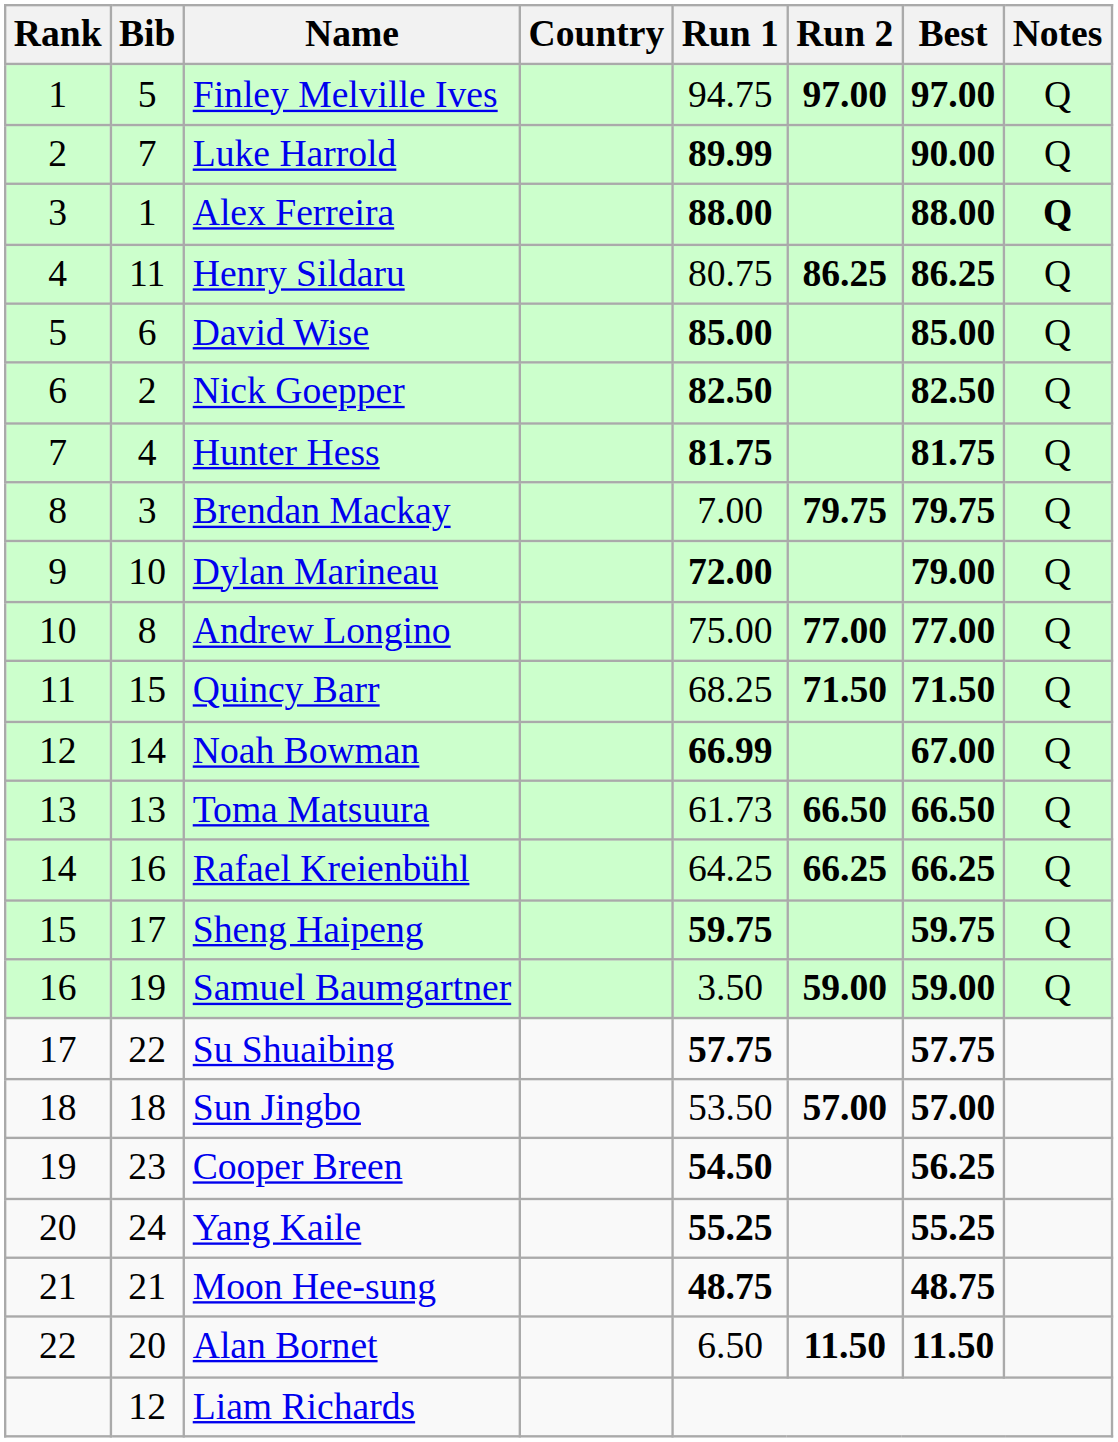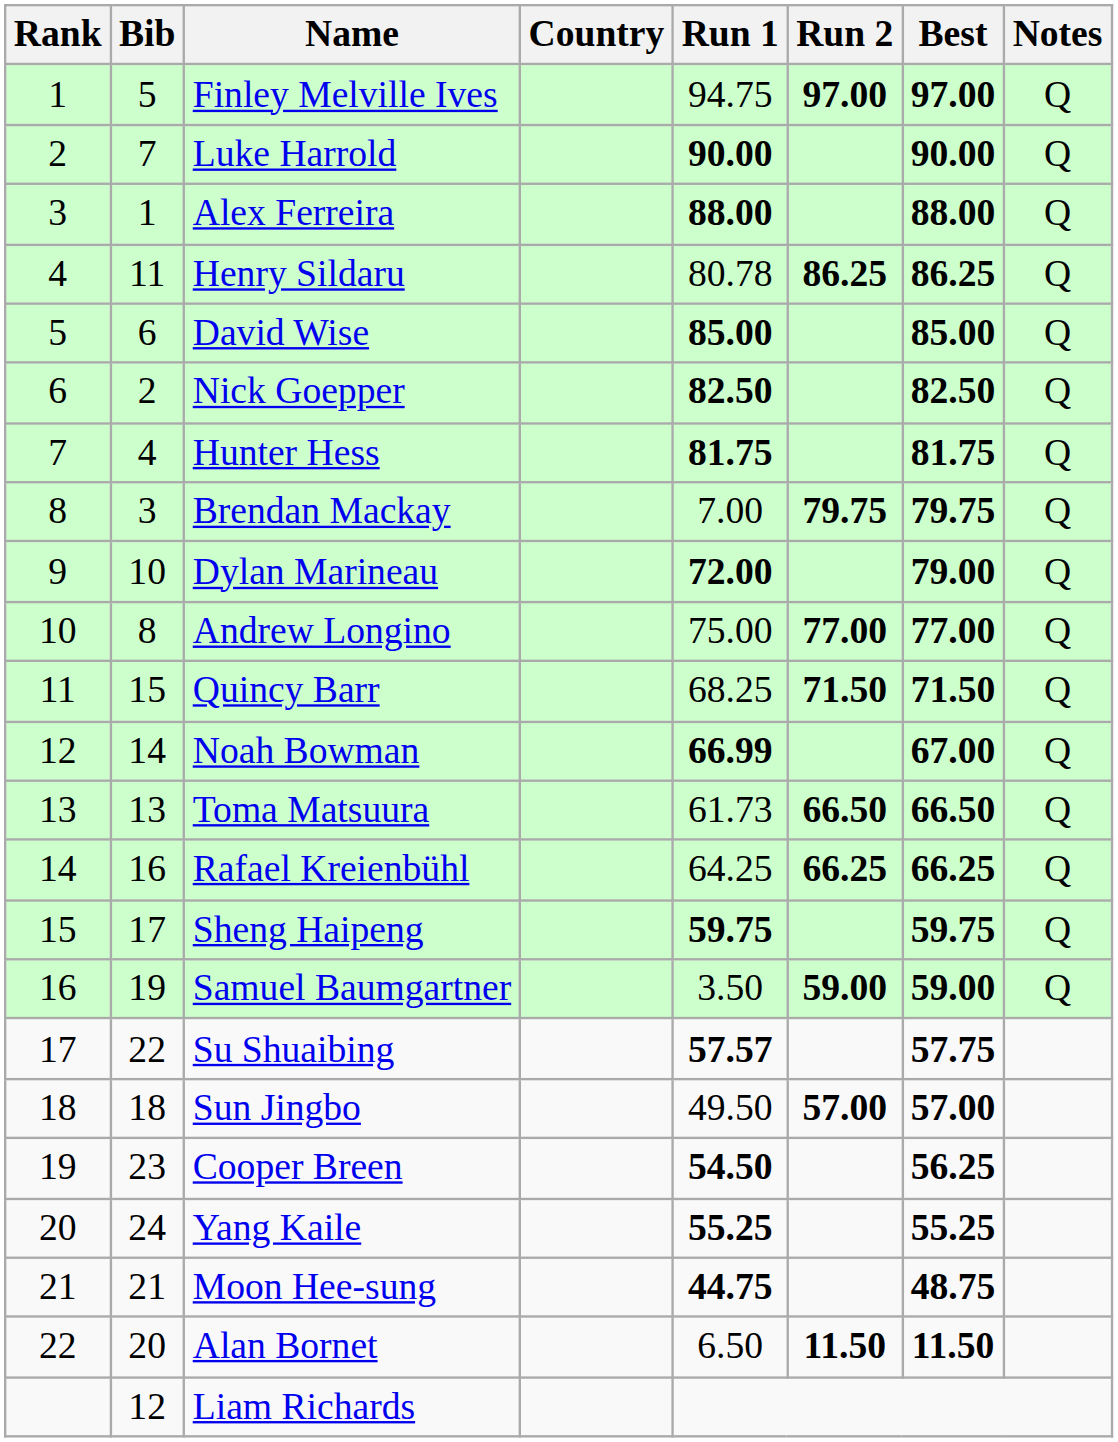(730, 153) 89.99 -> (730, 153) 90.00
(1058, 213) bold -> (1058, 213) normal
(730, 272) 80.75 -> (730, 272) 80.78
(730, 1048) 57.75 -> (730, 1048) 57.57
(730, 1107) 53.50 -> (730, 1107) 49.50
(730, 1286) 48.75 -> (730, 1286) 44.75
